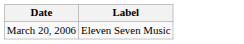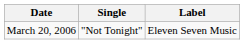+ column: (112, 13)
